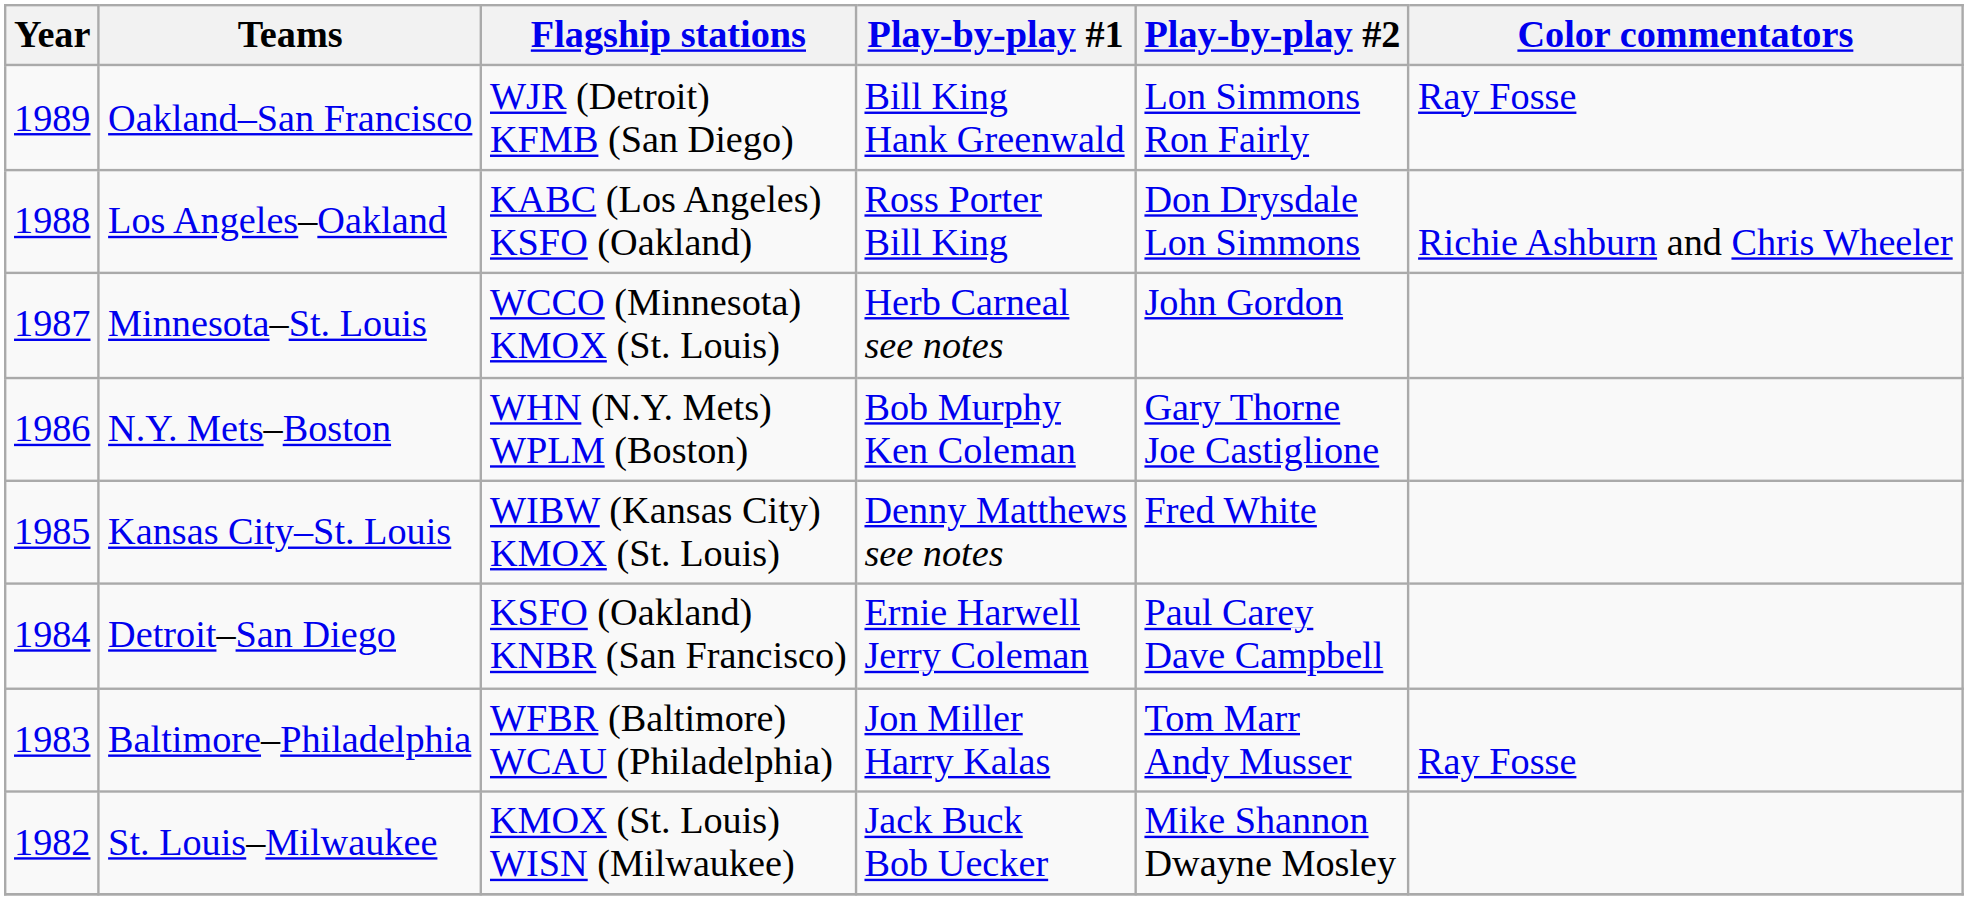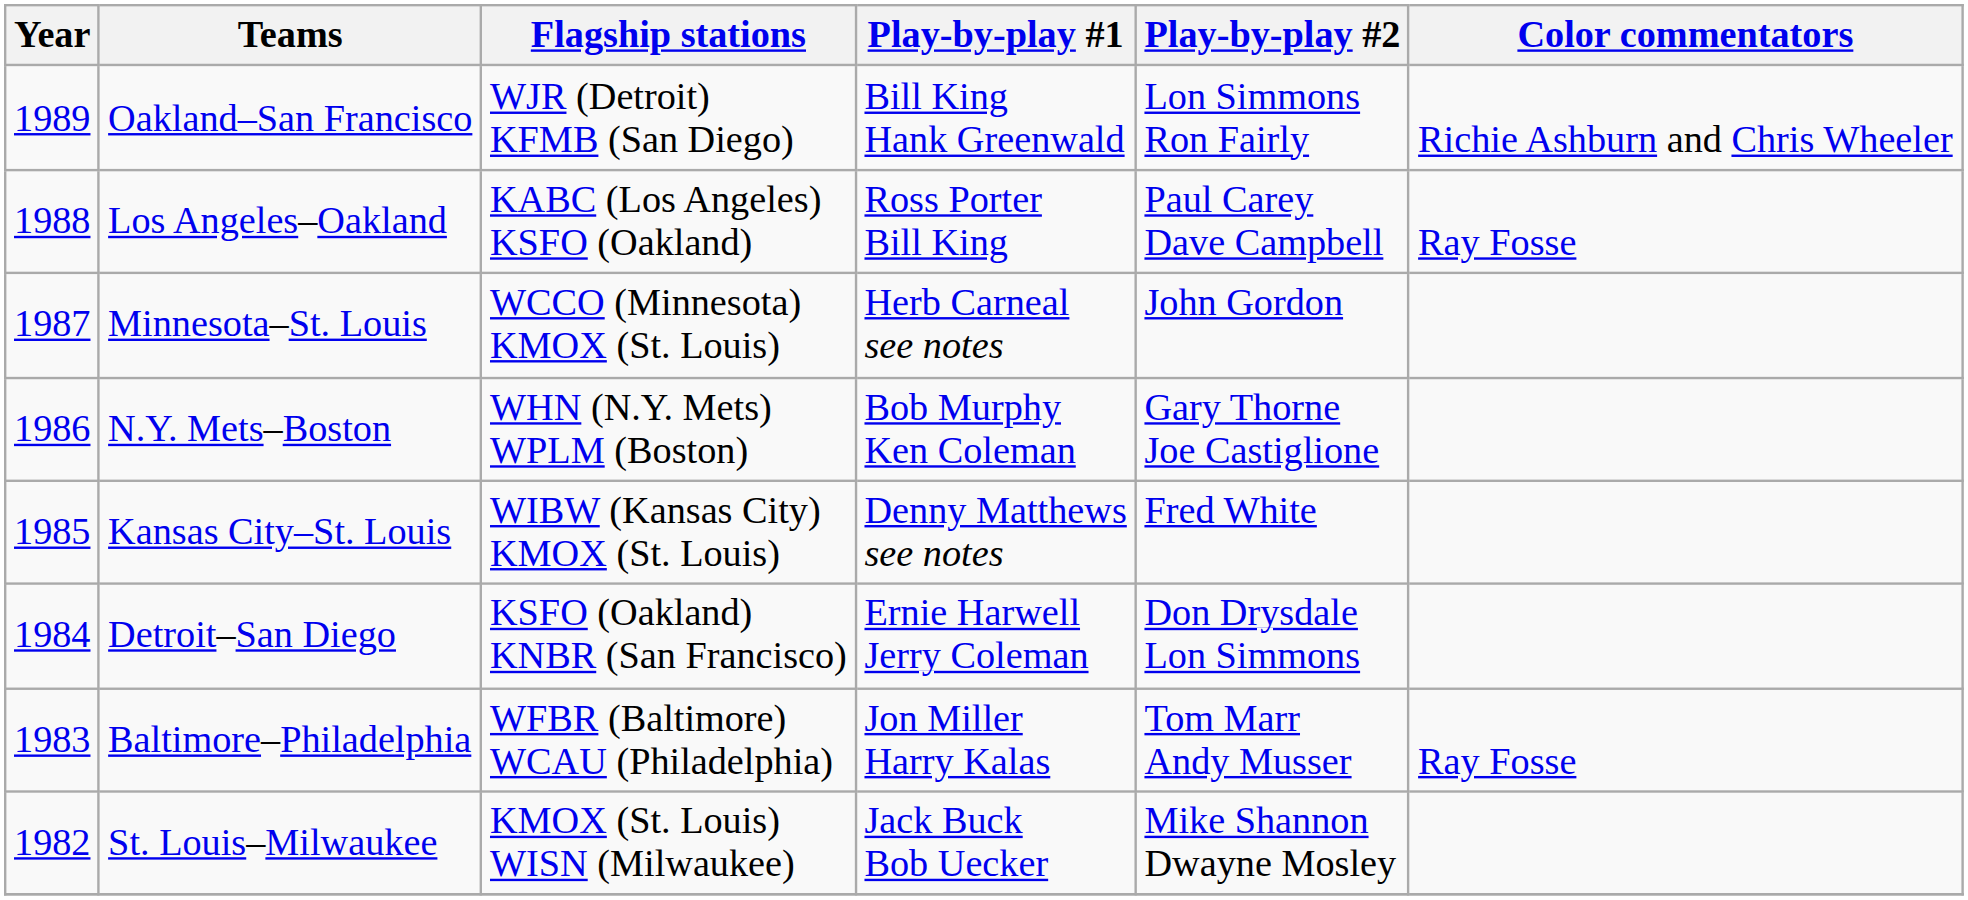(1497, 95) Ray Fosse -> (1685, 138) Richie Ashburn and Chris Wheeler
(1252, 220) Don Drysdale Lon Simmons -> (1264, 220) Paul Carey Dave Campbell
(1685, 242) Richie Ashburn and Chris Wheeler -> (1497, 242) Ray Fosse
(1264, 635) Paul Carey Dave Campbell -> (1252, 635) Don Drysdale Lon Simmons
